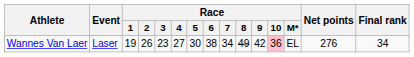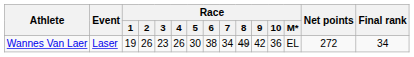(179, 44) 27 -> (179, 44) 26
(276, 44) pink background -> (276, 44) no background
(329, 44) 276 -> (329, 44) 272
